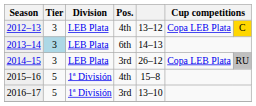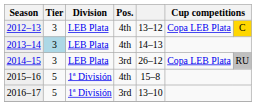(125, 44) 6th -> (125, 44) 4th
